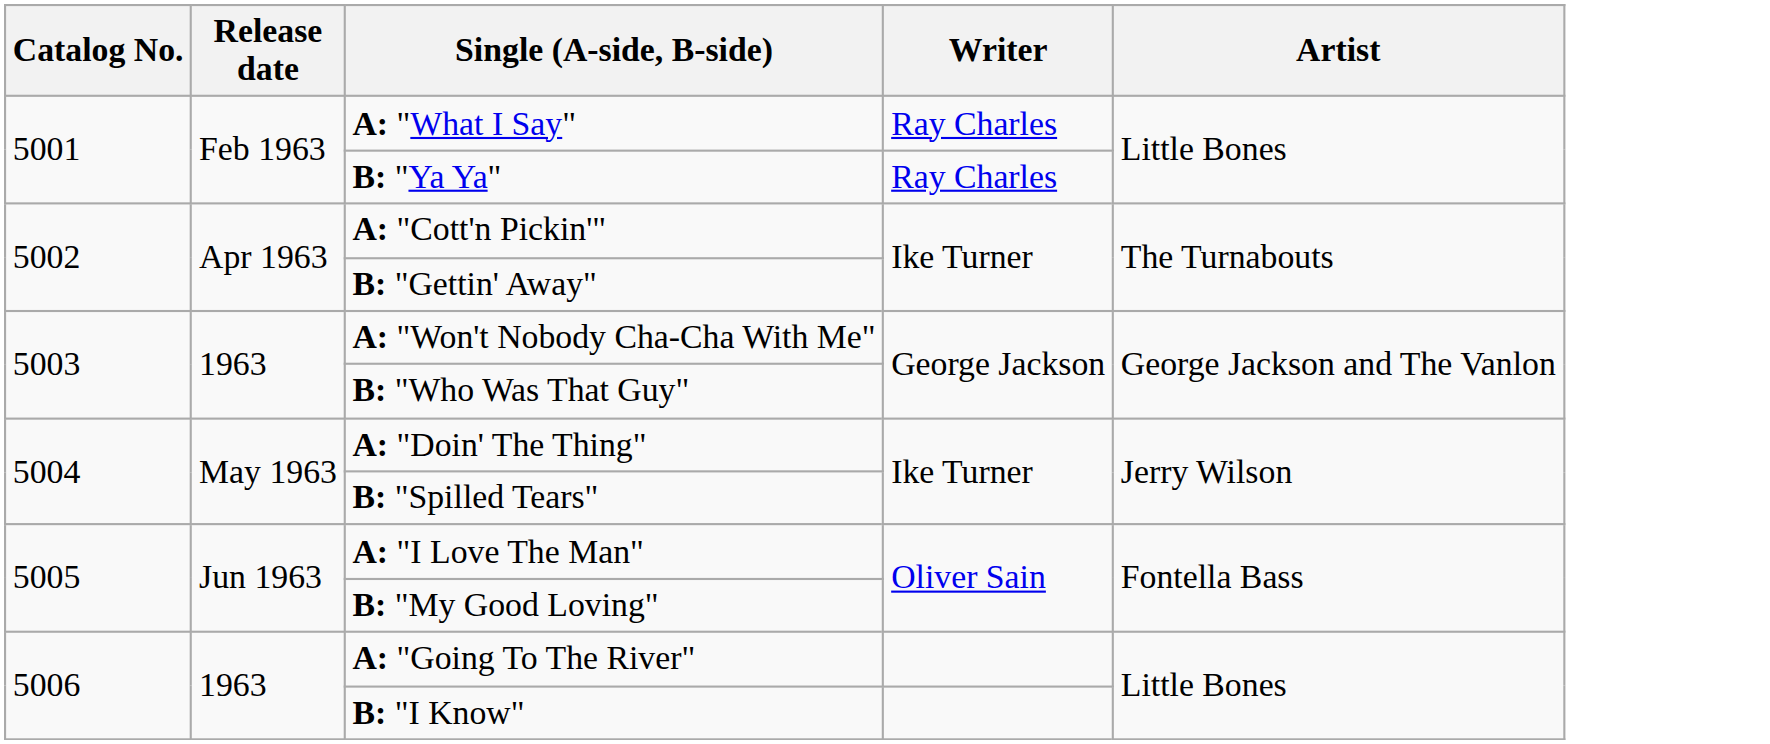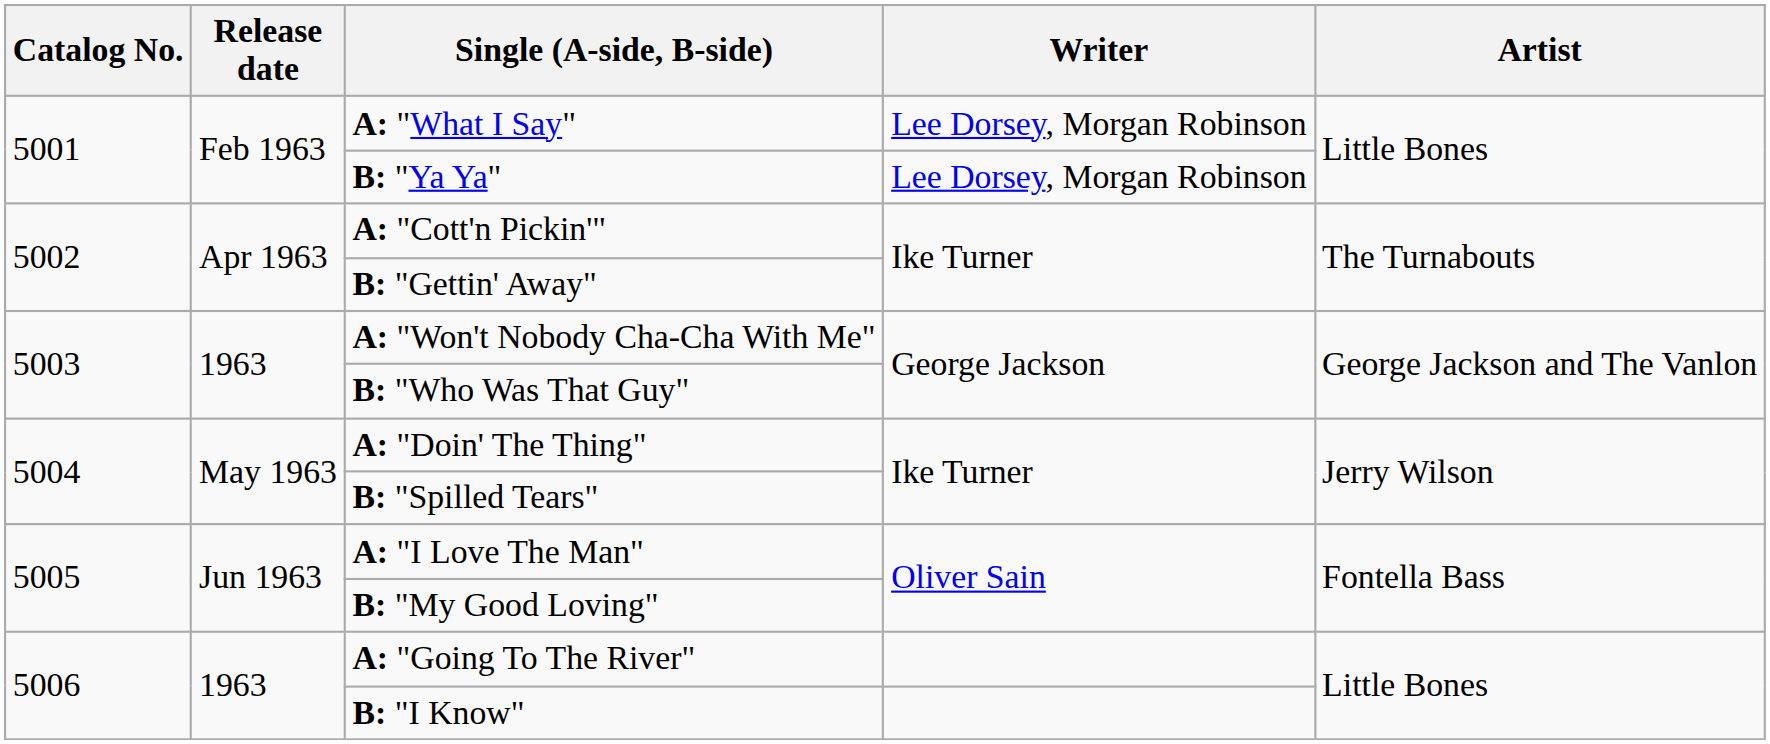(974, 122) Ray Charles -> (1099, 122) Lee Dorsey, Morgan Robinson
(974, 176) Ray Charles -> (1099, 176) Lee Dorsey, Morgan Robinson
